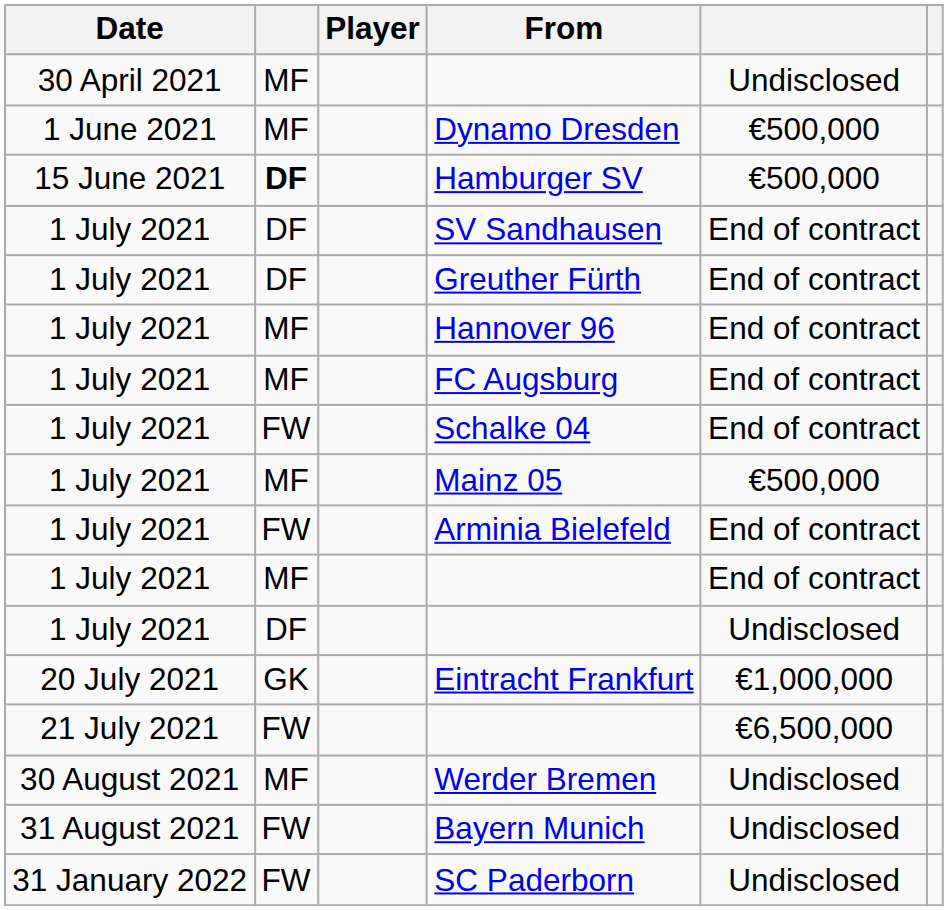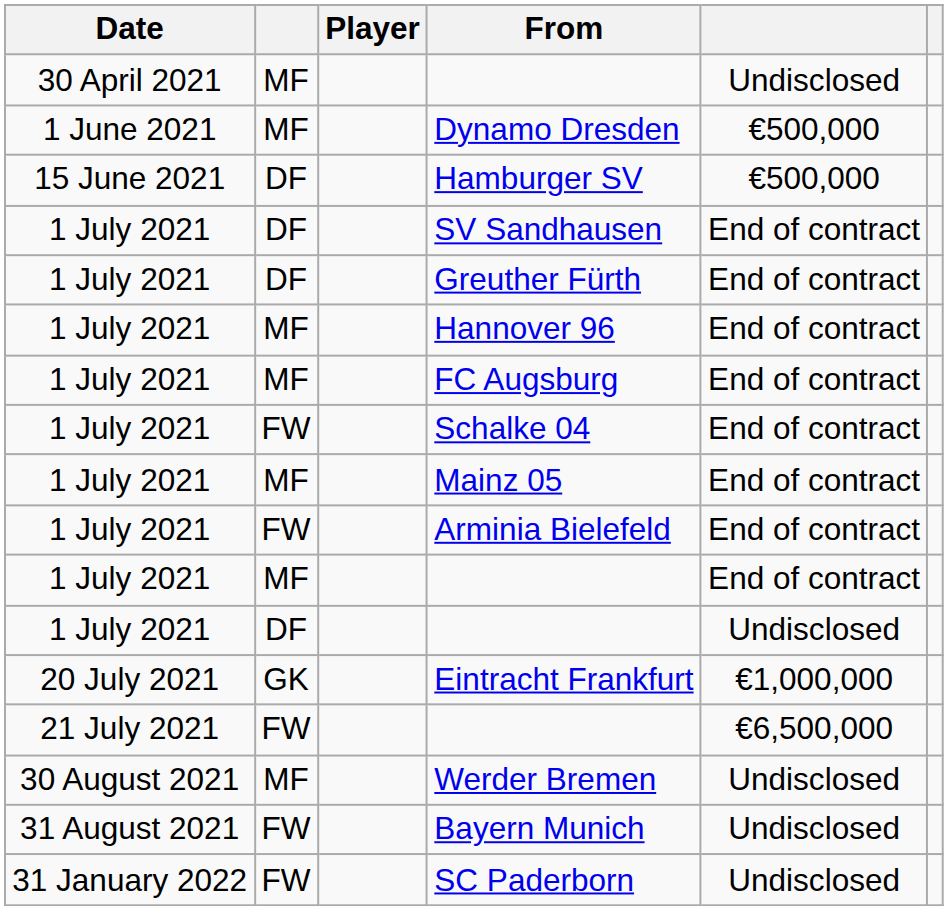(286, 179) bold -> (286, 179) normal
(814, 479) €500,000 -> (814, 479) End of contract
